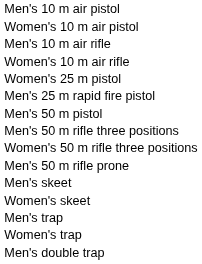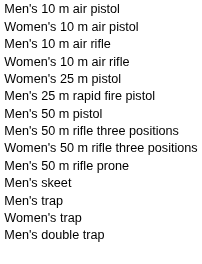- row: (47, 200)
